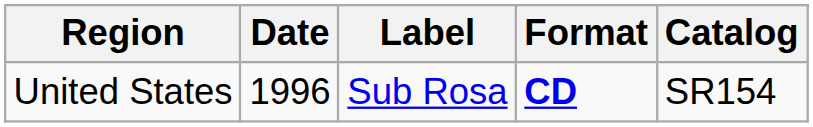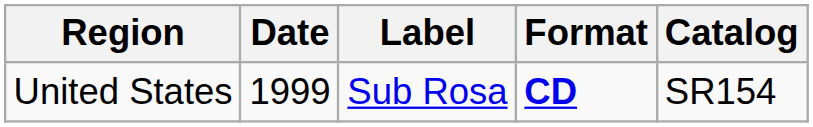(290, 91) 1996 -> (290, 91) 1999
